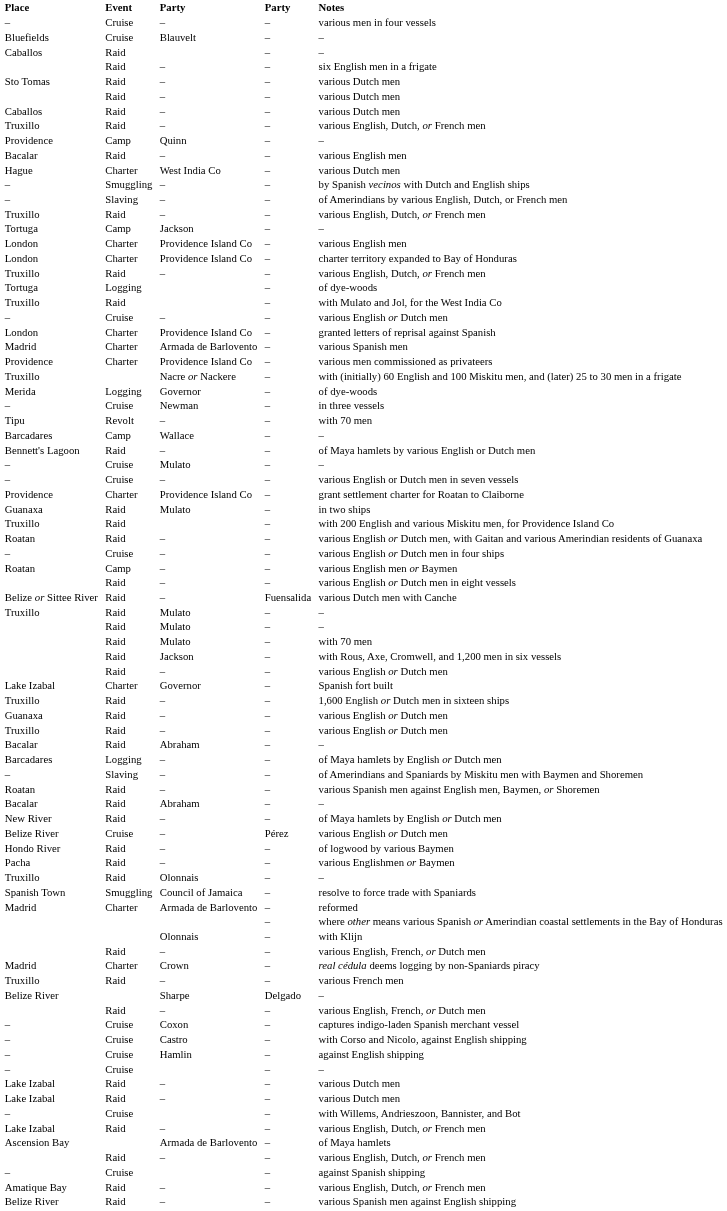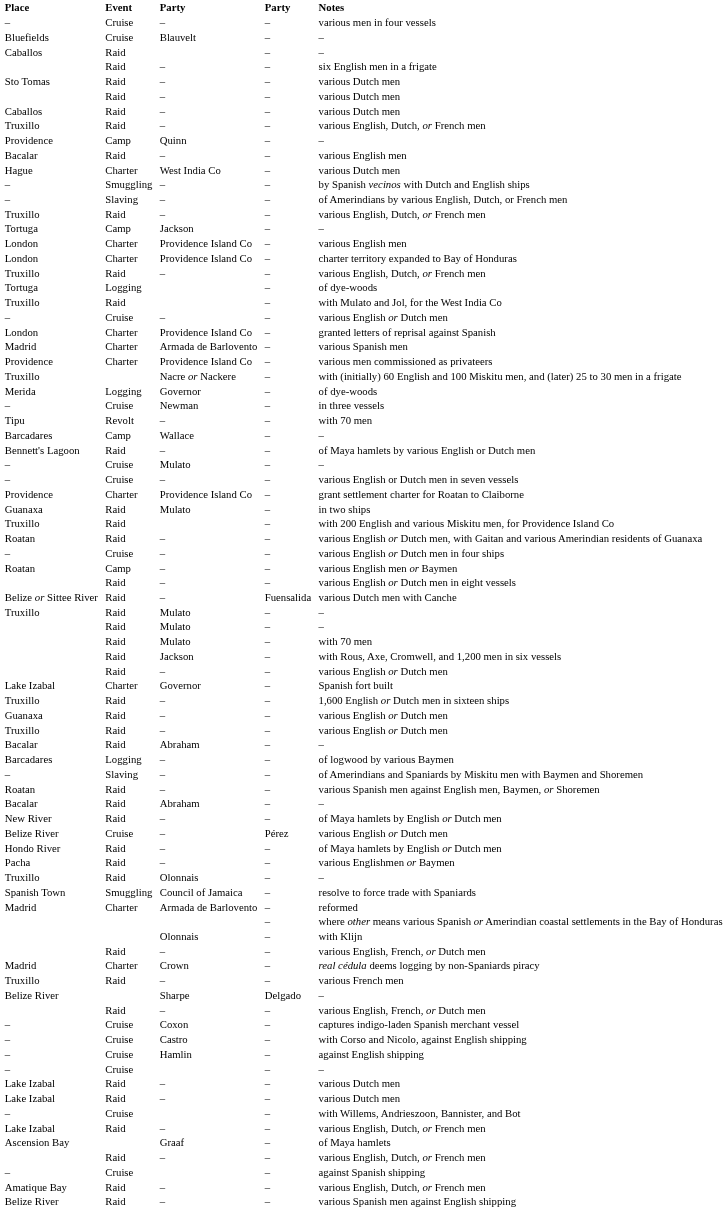(410, 759) of Maya hamlets by English or Dutch men -> (386, 759) of logwood by various Baymen
(386, 848) of logwood by various Baymen -> (410, 848) of Maya hamlets by English or Dutch men
(209, 1143) Armada de Barlovento -> (172, 1143) Graaf
